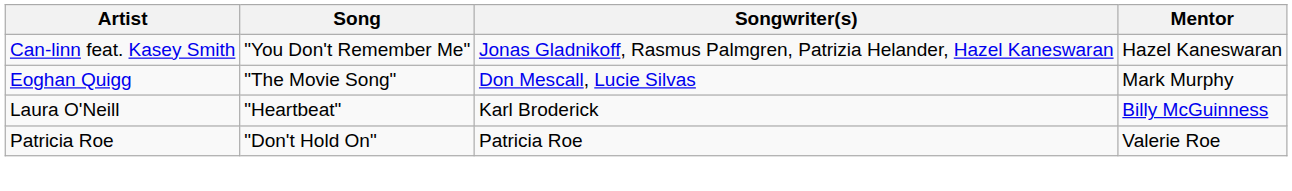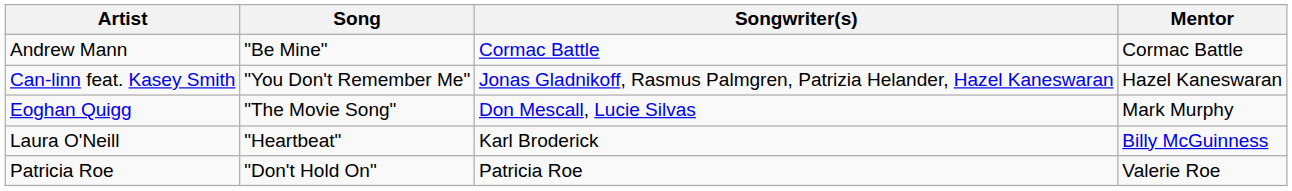+ row: (69, 49)
